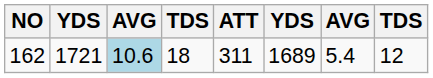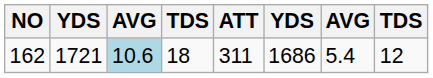(292, 55) 1689 -> (292, 55) 1686
